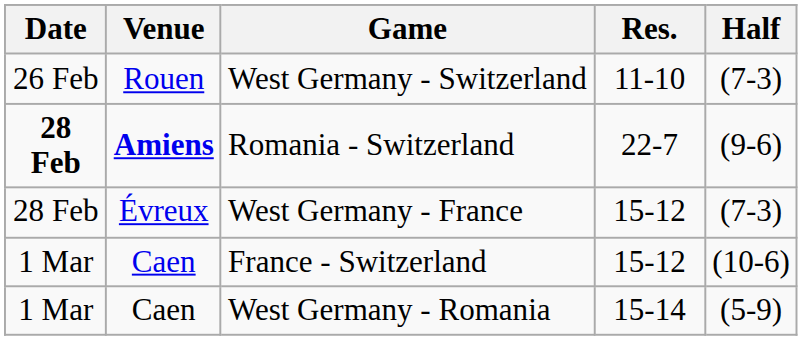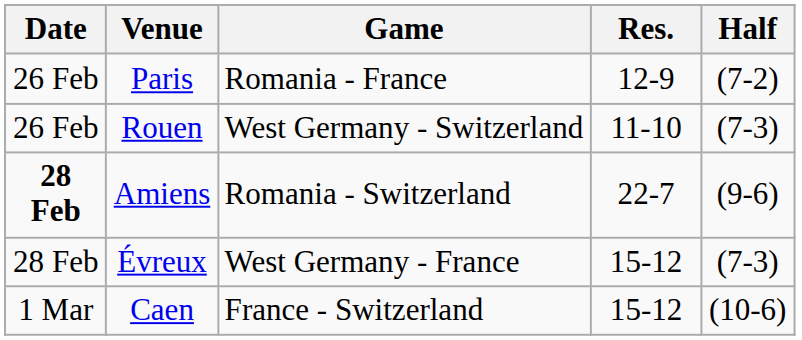+ row: (336, 78)
(164, 145) bold -> (162, 194) normal
- row: (389, 310)
